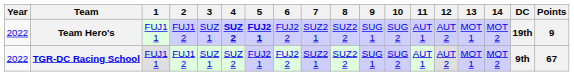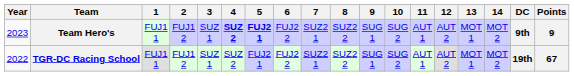(17, 32) 2022 -> (17, 32) 2023
(523, 32) 19th -> (523, 32) 9th
(523, 58) 9th -> (523, 58) 19th
